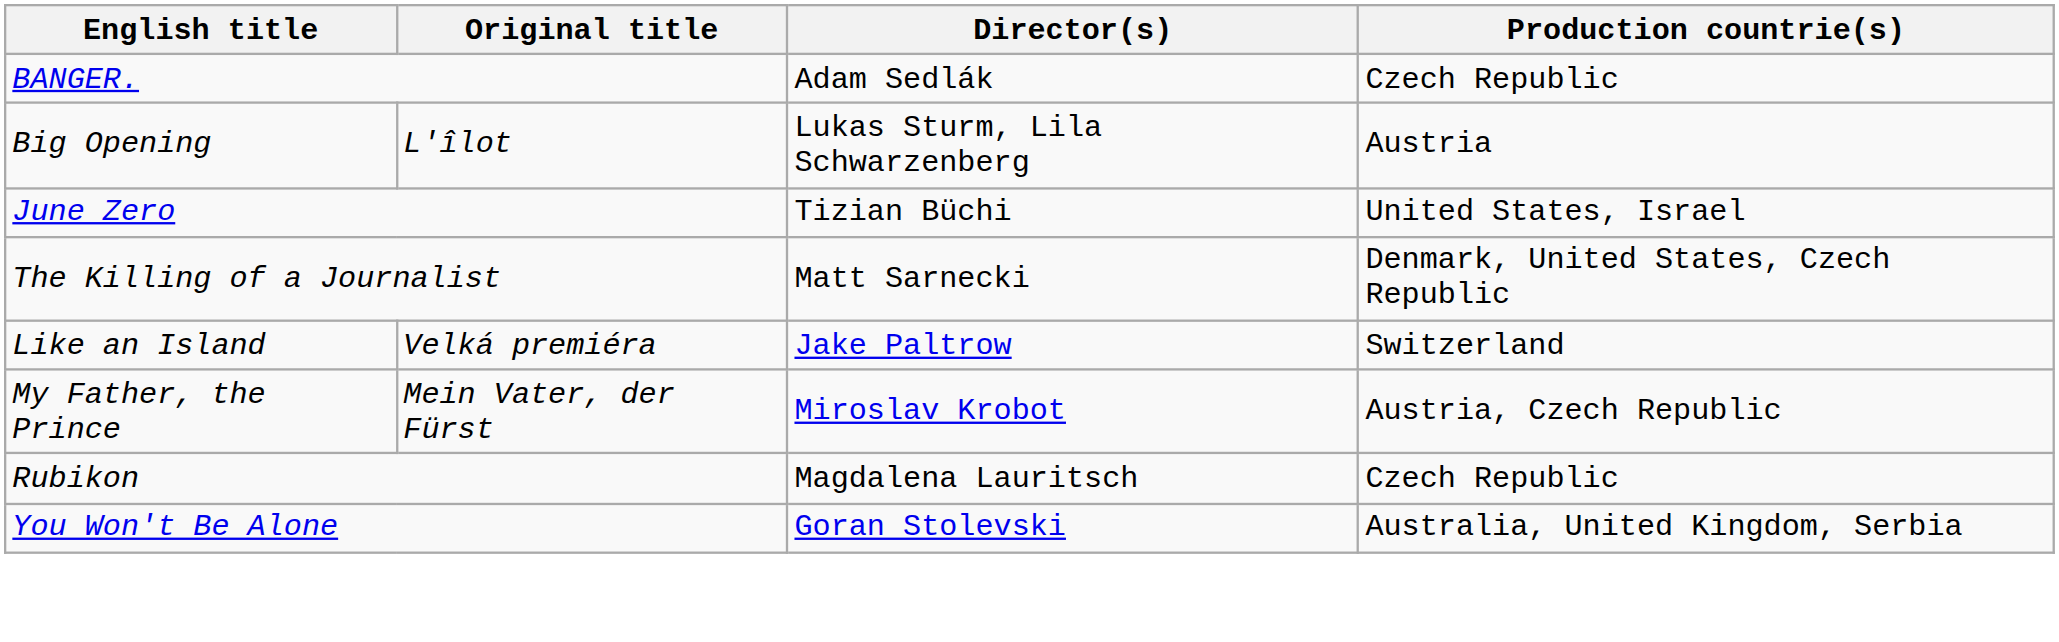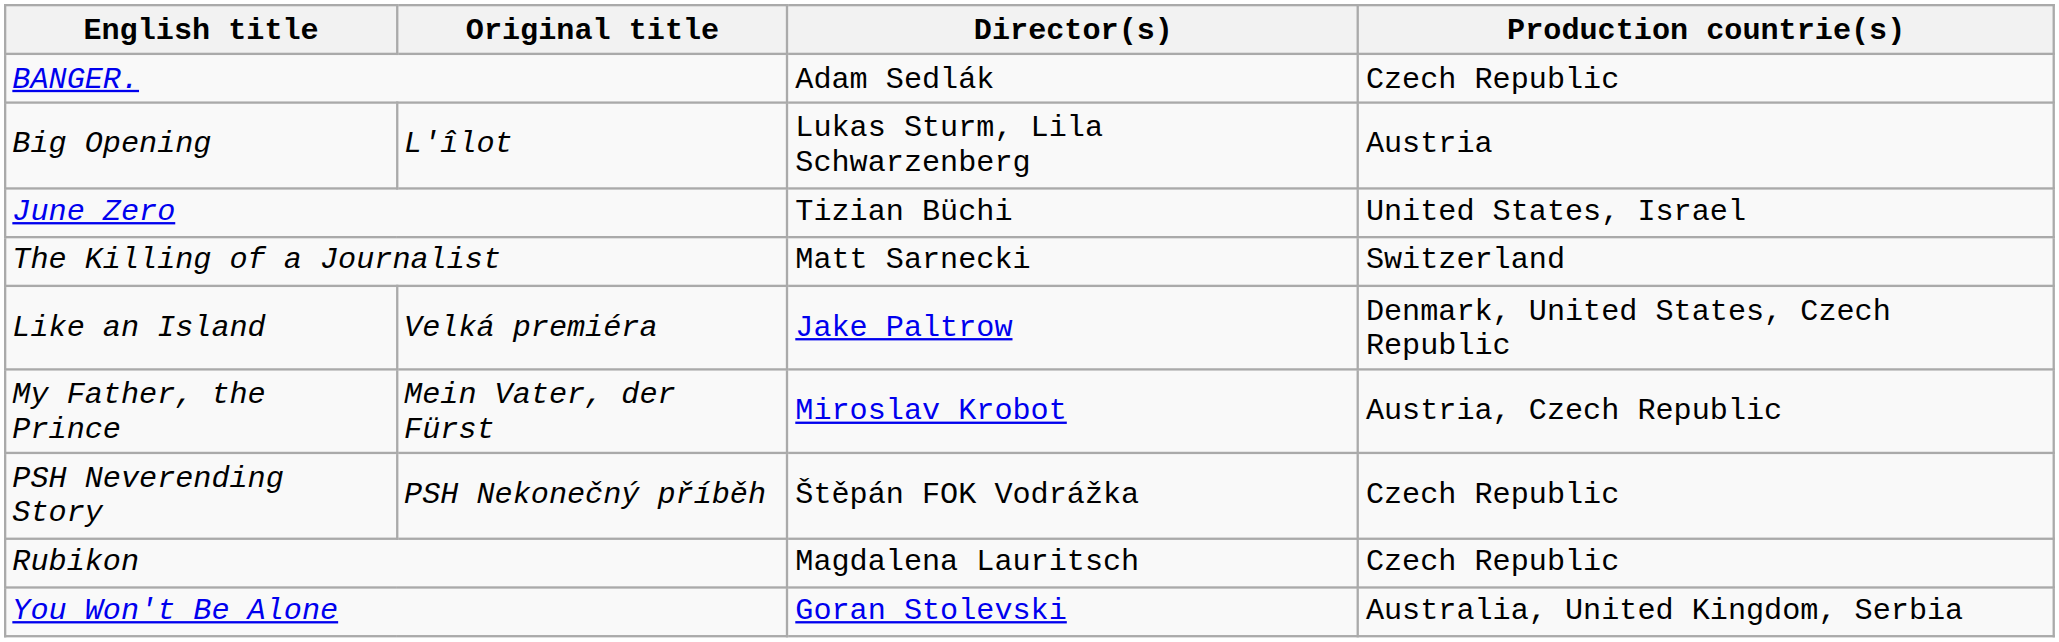(1628, 279) Denmark, United States, Czech Republic -> (1465, 261) Switzerland
(1465, 345) Switzerland -> (1628, 328) Denmark, United States, Czech Republic
+ row: (148, 496)
